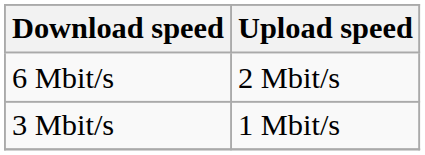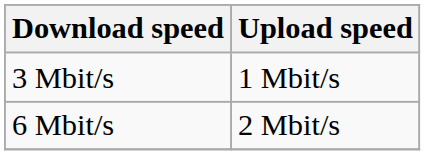rows swapped: (63, 125) <-> (63, 76)
